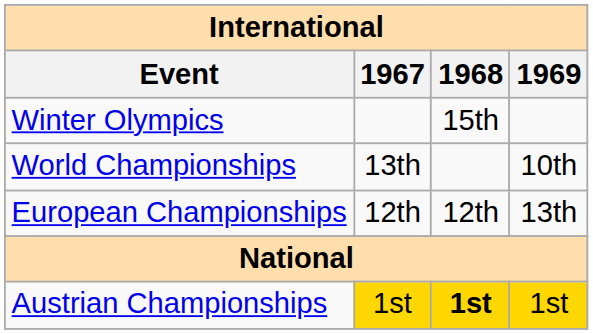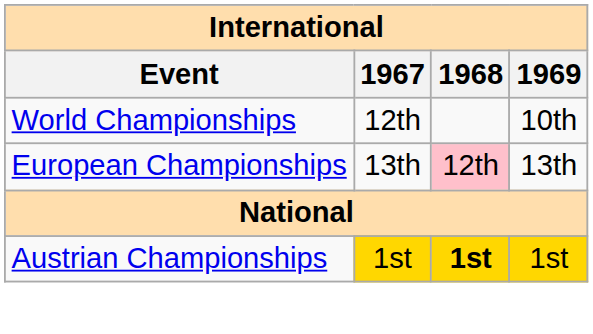- row: (118, 119)
(393, 166) 13th -> (393, 119) 12th
(393, 212) 12th -> (393, 166) 13th
(471, 212) no background -> (471, 166) pink background
